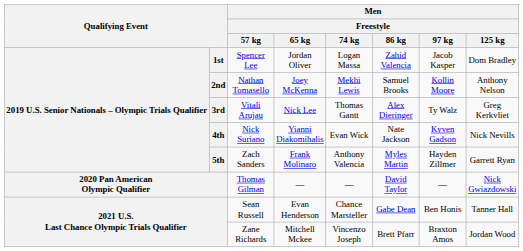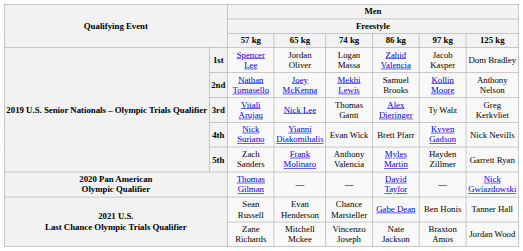(396, 135) Nate Jackson -> (396, 135) Brett Pfarr
(396, 234) Brett Pfarr -> (396, 234) Nate Jackson
